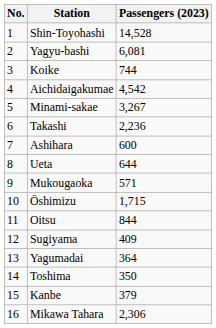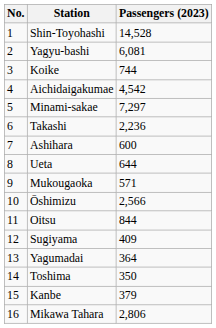(132, 107) 3,267 -> (132, 107) 7,297
(132, 201) 1,715 -> (132, 201) 2,566
(132, 314) 2,306 -> (132, 314) 2,806
